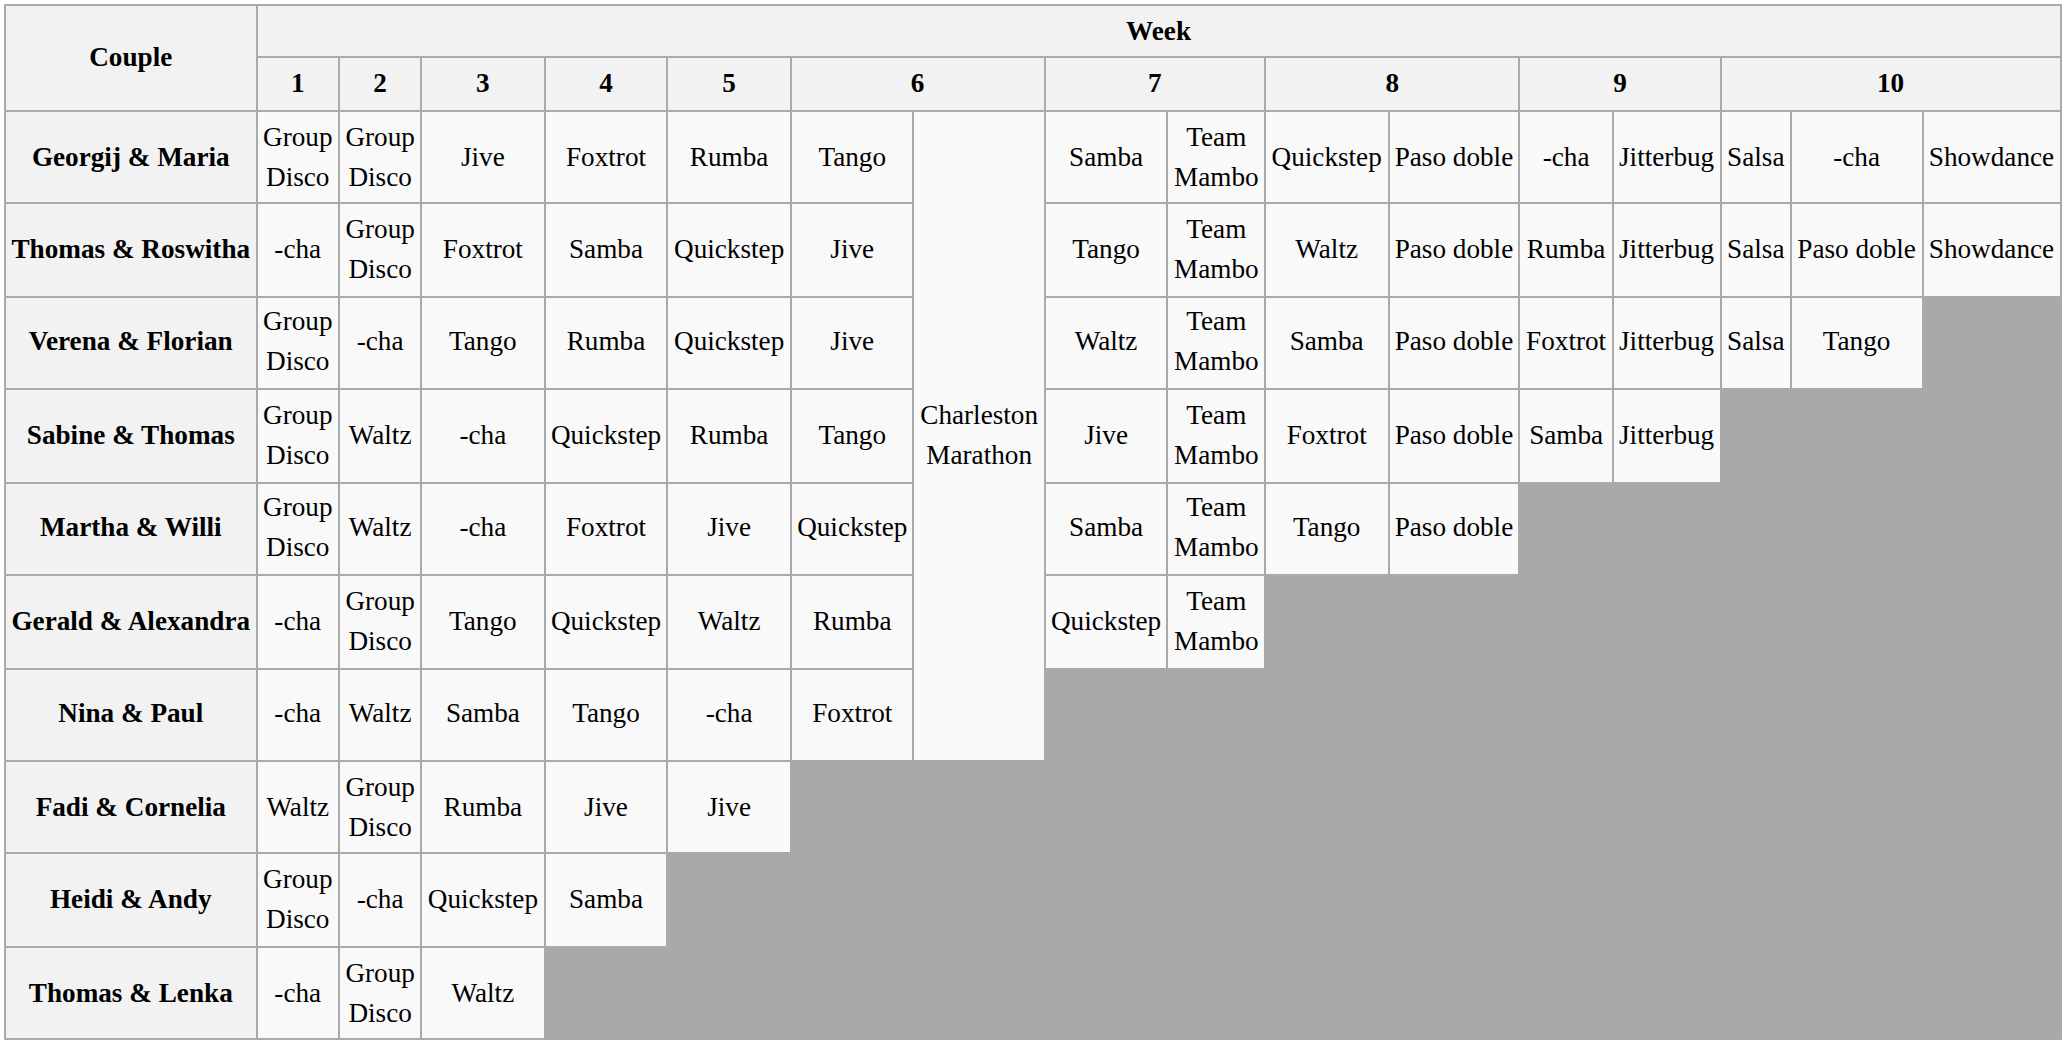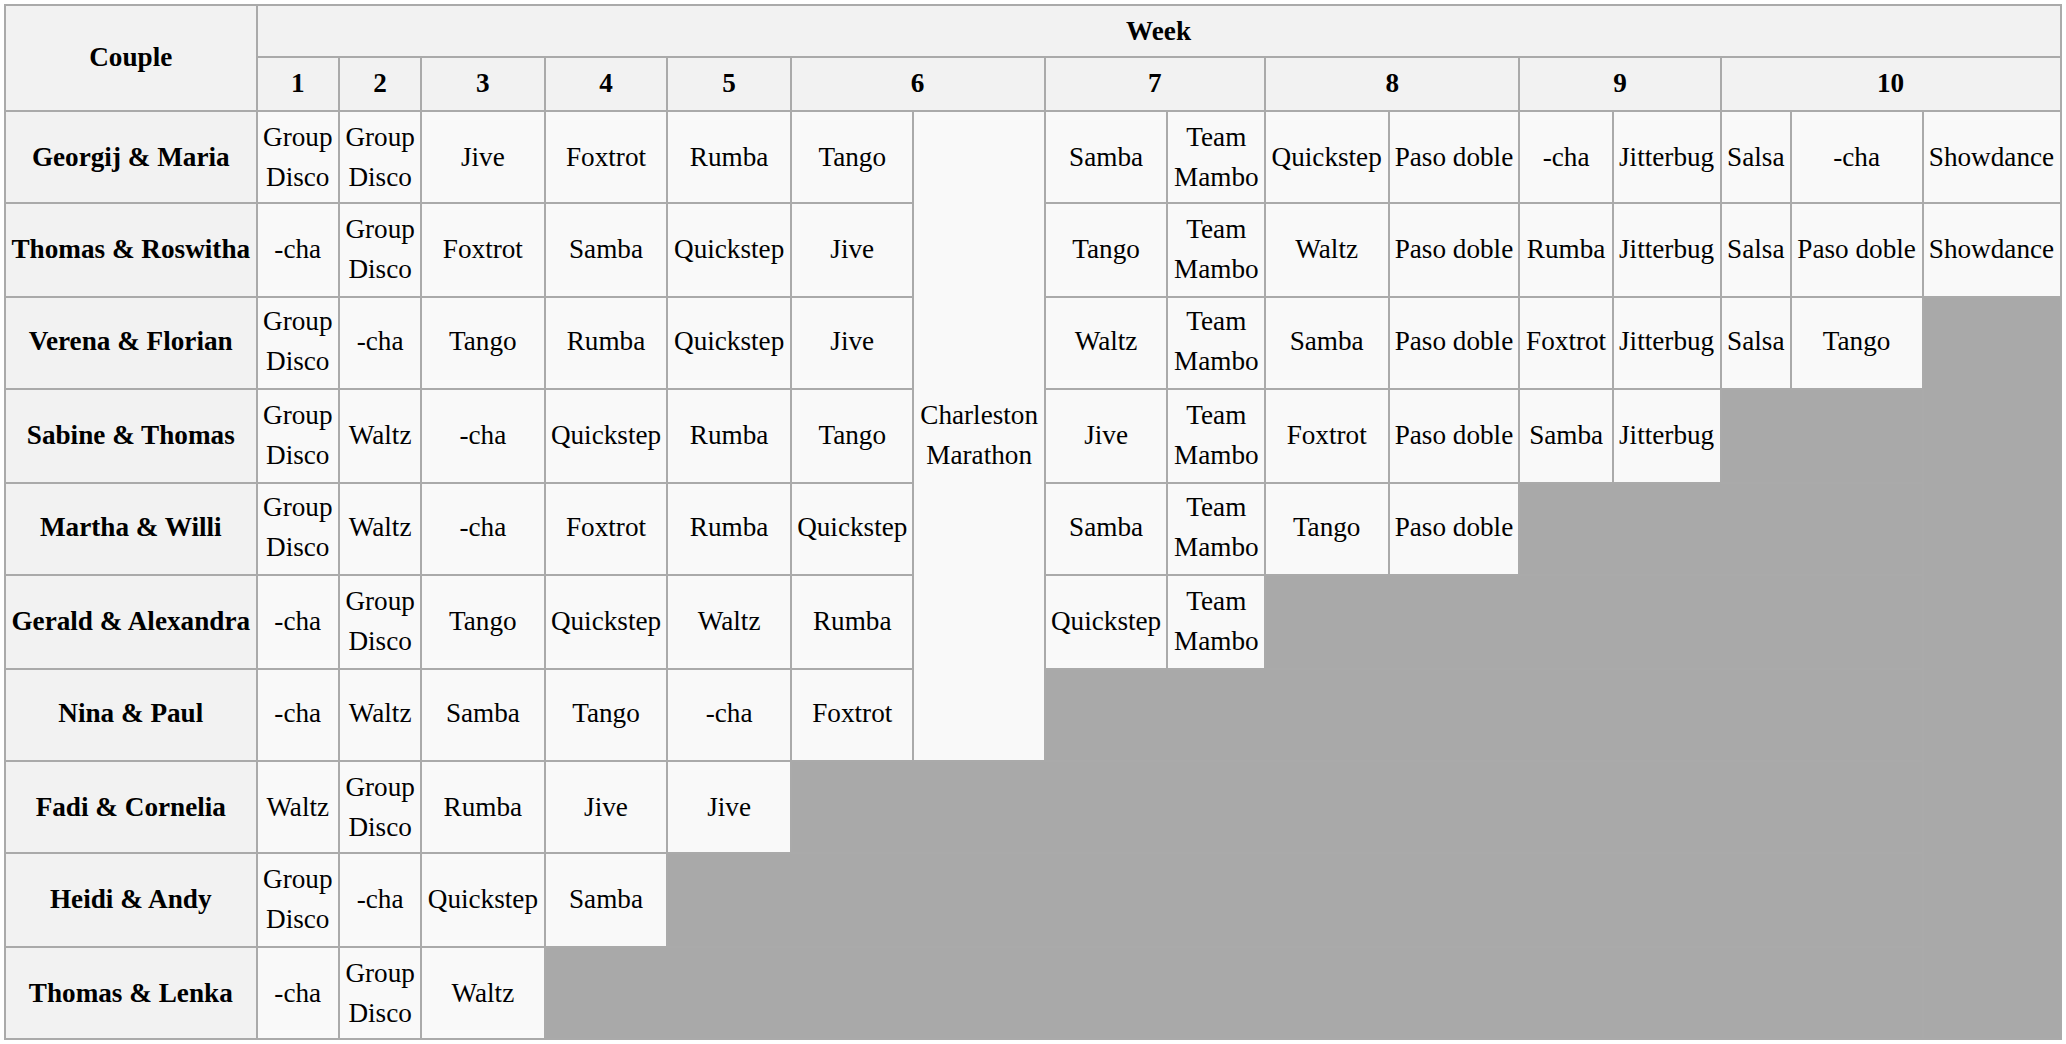(729, 527) Jive -> (729, 527) Rumba
